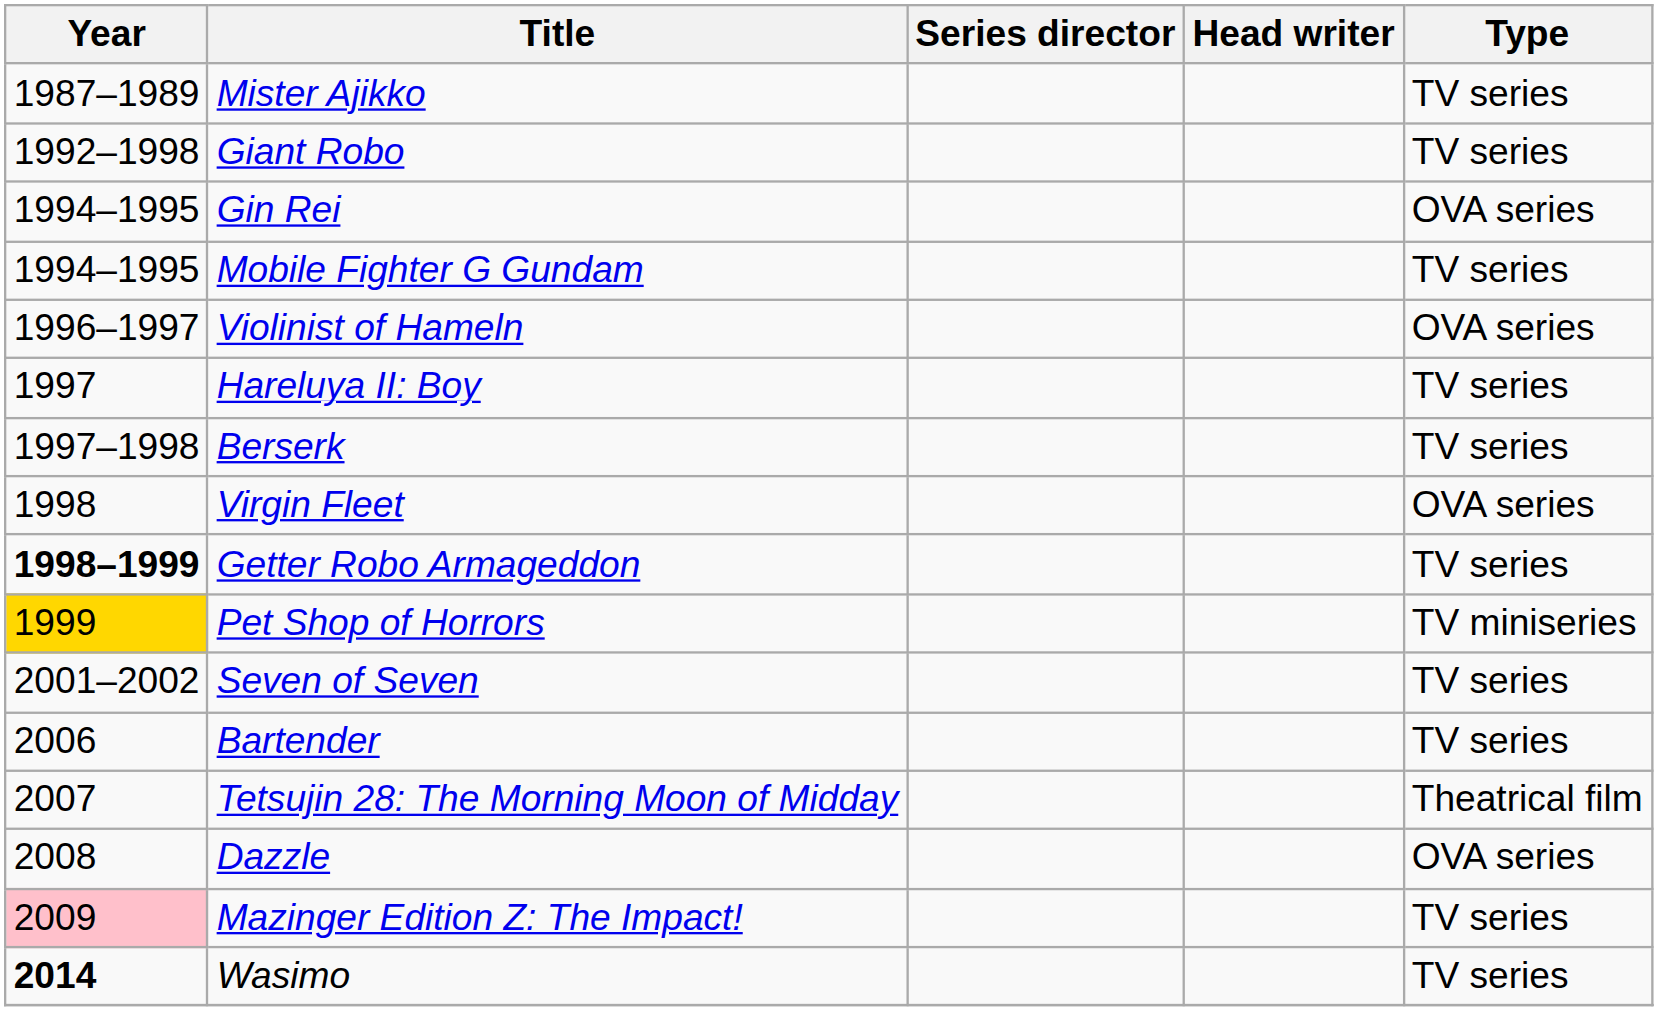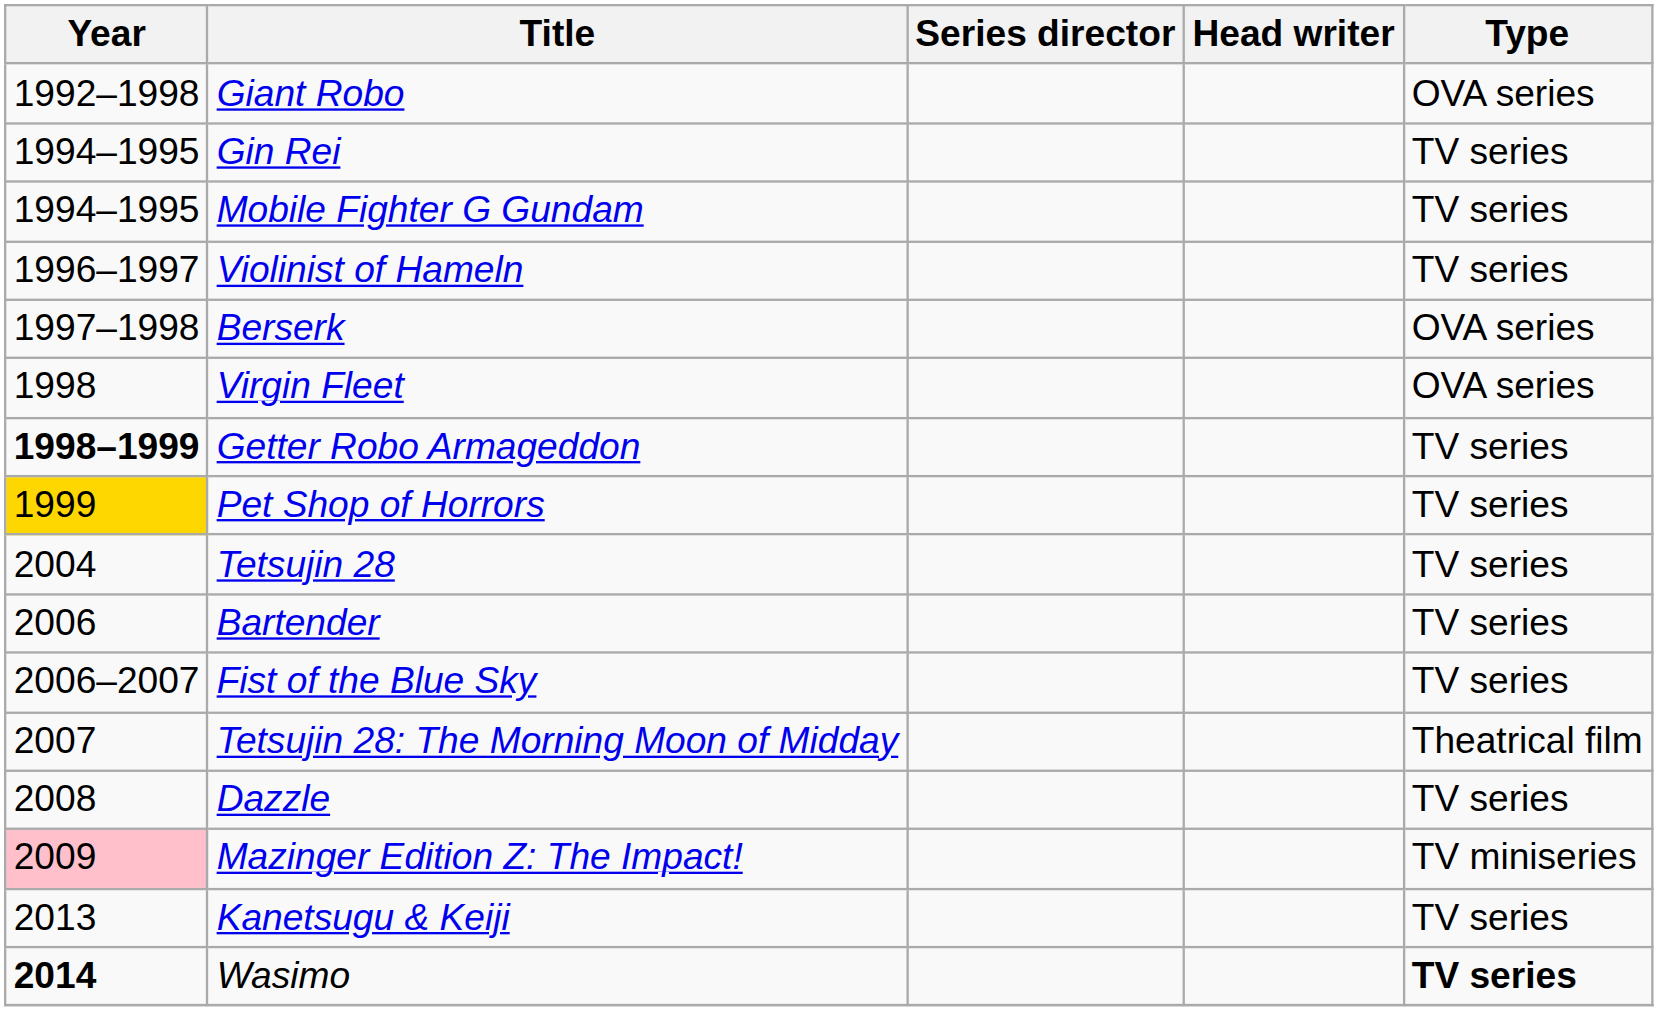- row: (321, 92)
(1490, 151) TV series -> (1503, 92) OVA series
(1503, 210) OVA series -> (1490, 151) TV series
(1503, 328) OVA series -> (1490, 269) TV series
- row: (349, 387)
(1490, 446) TV series -> (1503, 328) OVA series
(1524, 622) TV miniseries -> (1490, 504) TV series
- row: (348, 681)
+ row: (306, 563)
+ row: (377, 681)
(1503, 858) OVA series -> (1490, 799) TV series
(1490, 916) TV series -> (1524, 858) TV miniseries
+ row: (363, 916)
(1490, 975) normal -> (1494, 975) bold
